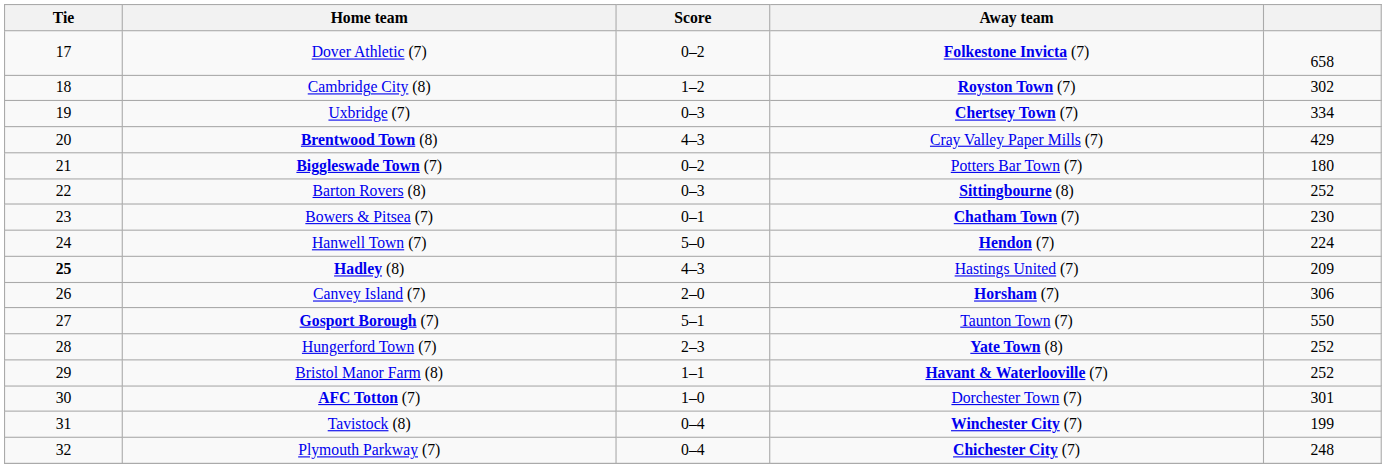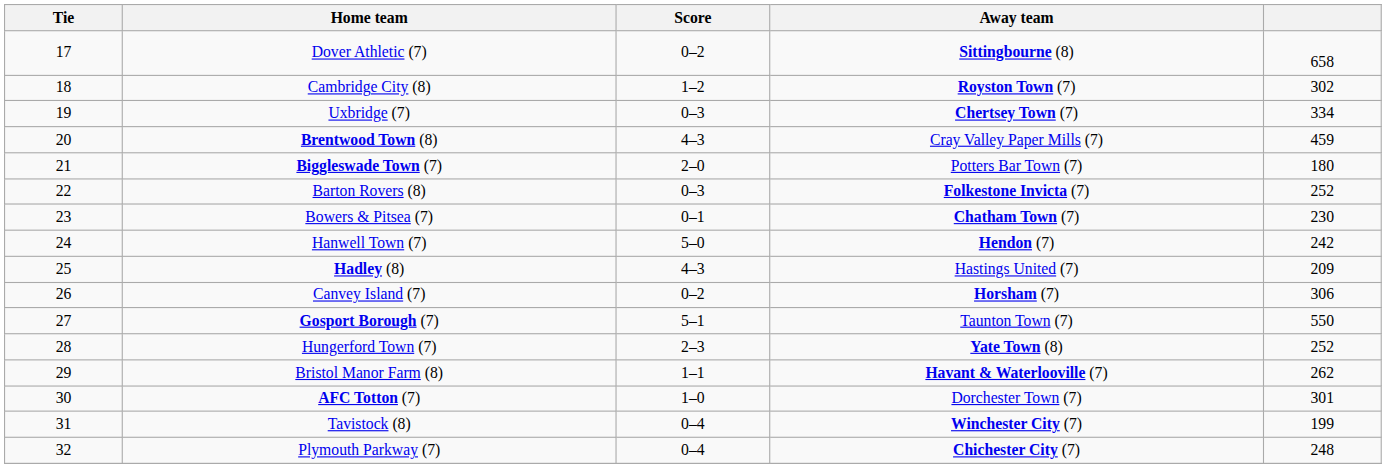(1017, 52) Folkestone Invicta (7) -> (1017, 52) Sittingbourne (8)
(1322, 139) 429 -> (1322, 139) 459
(693, 165) 0–2 -> (693, 165) 2–0
(1017, 191) Sittingbourne (8) -> (1017, 191) Folkestone Invicta (7)
(1322, 243) 224 -> (1322, 243) 242
(63, 269) bold -> (63, 269) normal
(693, 295) 2–0 -> (693, 295) 0–2
(1322, 372) 252 -> (1322, 372) 262
